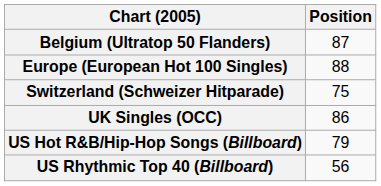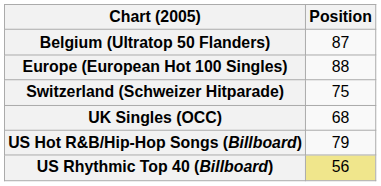(341, 117) 86 -> (341, 117) 68
(341, 167) no background -> (341, 167) khaki background
